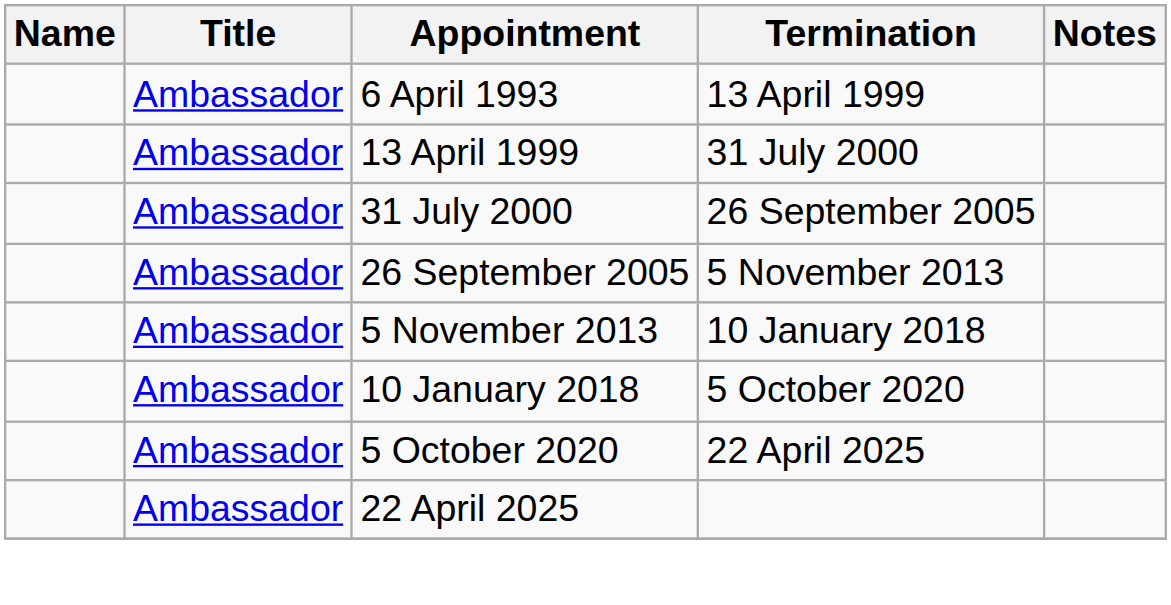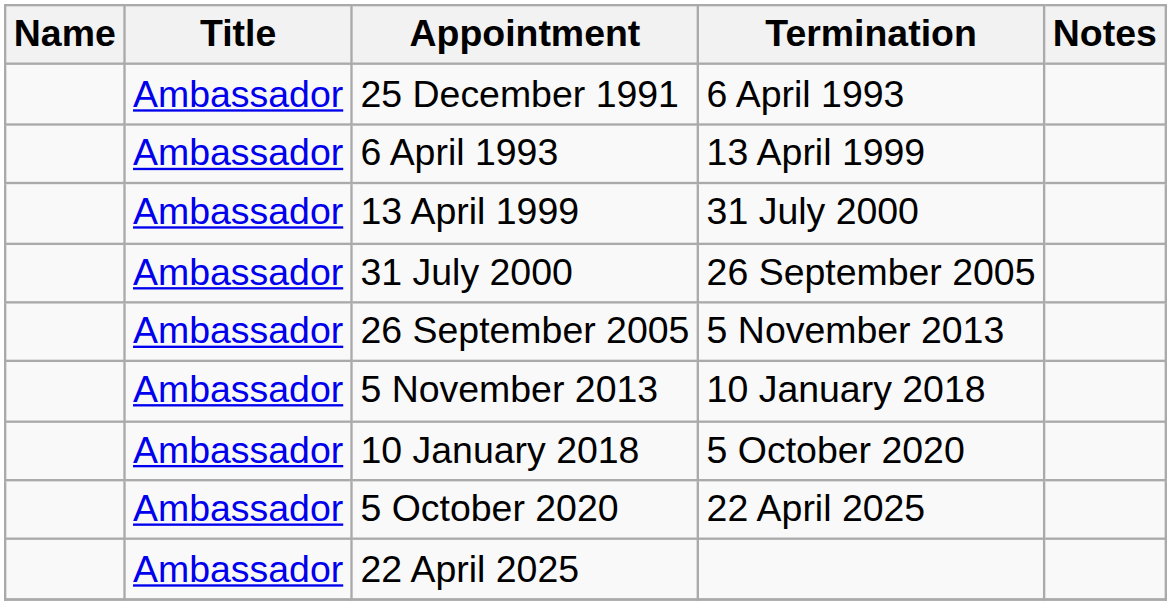+ row: (520, 93)
